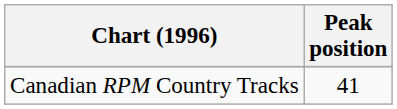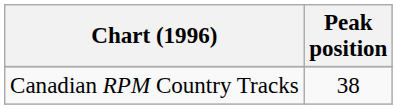(348, 85) 41 -> (348, 85) 38
